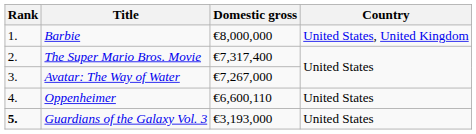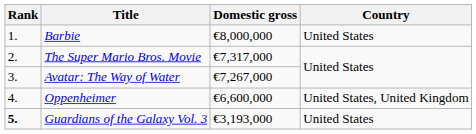(386, 35) United States, United Kingdom -> (338, 35) United States
(243, 56) €7,317,400 -> (243, 56) €7,317,000
(243, 98) €6,600,110 -> (243, 98) €6,600,000
(338, 98) United States -> (386, 98) United States, United Kingdom
